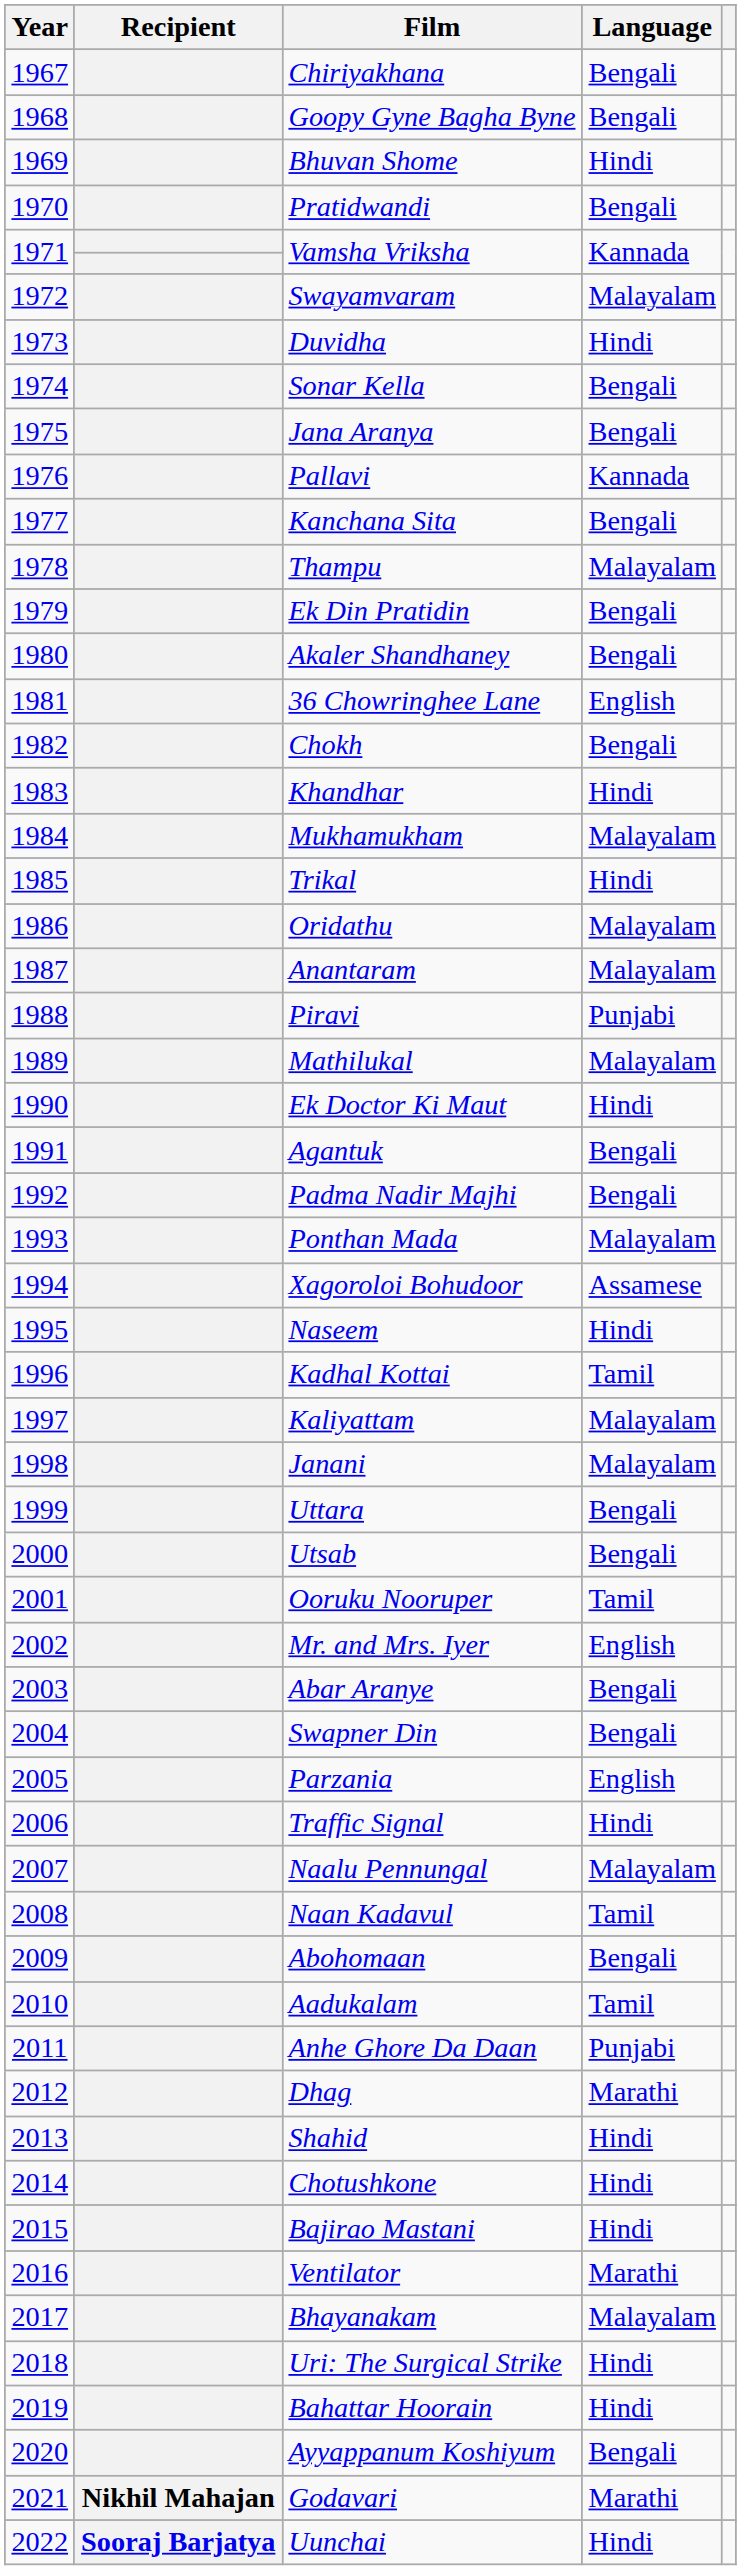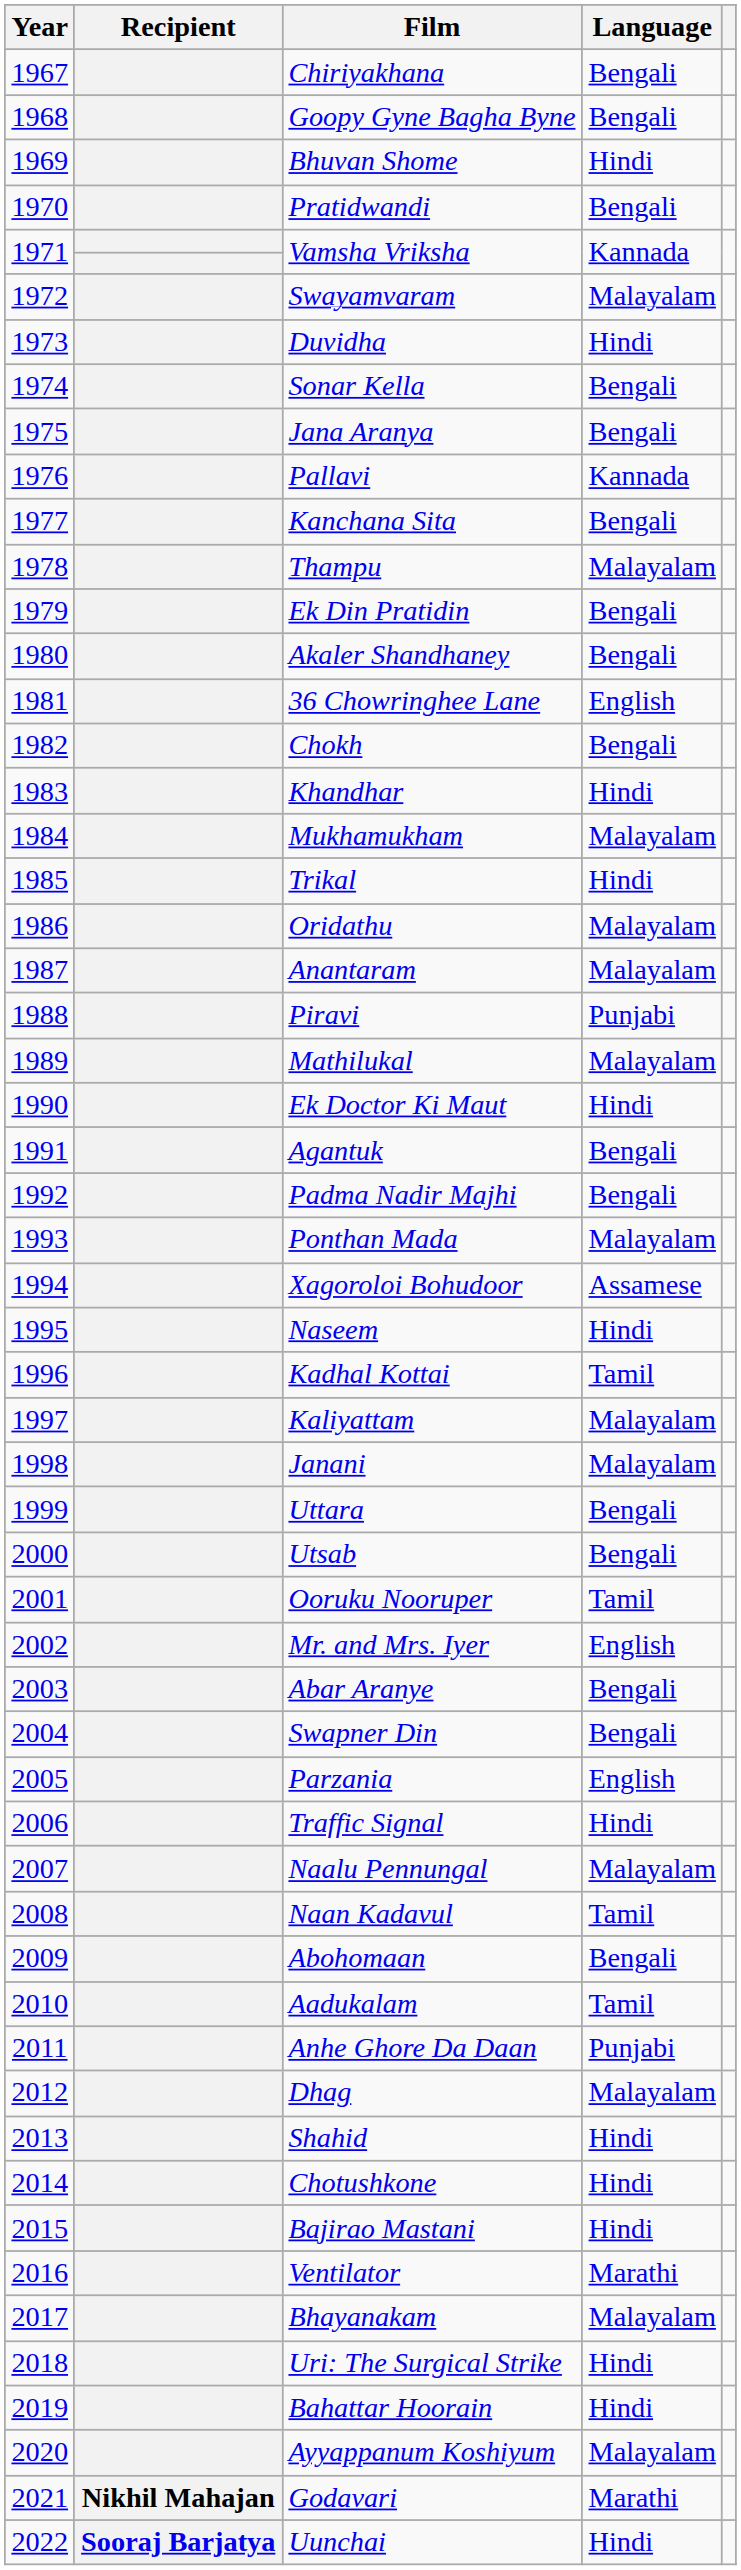(633, 2092) Marathi -> (652, 2092) Malayalam
(633, 2452) Bengali -> (652, 2452) Malayalam
